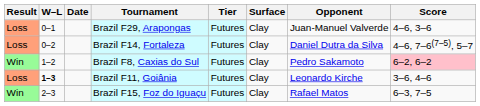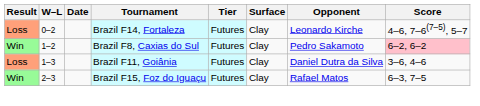- row: (142, 28)
(336, 45) Daniel Dutra da Silva -> (326, 29) Leonardo Kirche
(48, 77) bold -> (48, 62) normal
(326, 77) Leonardo Kirche -> (336, 62) Daniel Dutra da Silva
